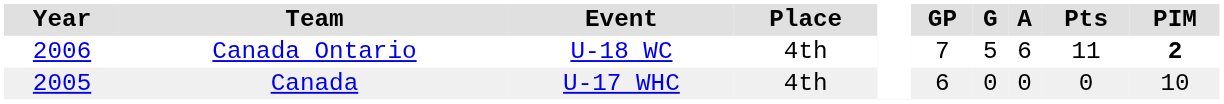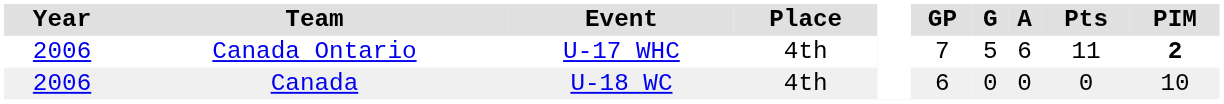(621, 52) U-18 WC -> (621, 52) U-17 WHC
(62, 83) 2005 -> (62, 83) 2006
(621, 83) U-17 WHC -> (621, 83) U-18 WC
